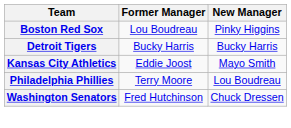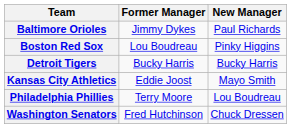+ row: (62, 30)
